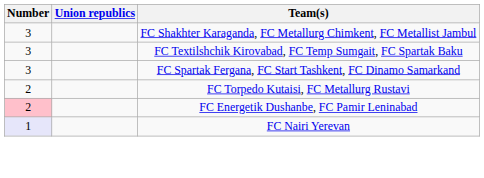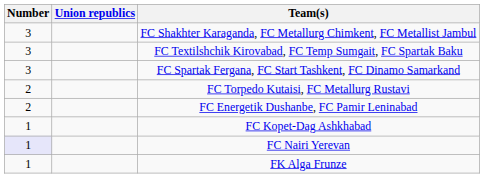(28, 107) pink background -> (28, 107) no background
+ row: (308, 126)
+ row: (308, 164)
